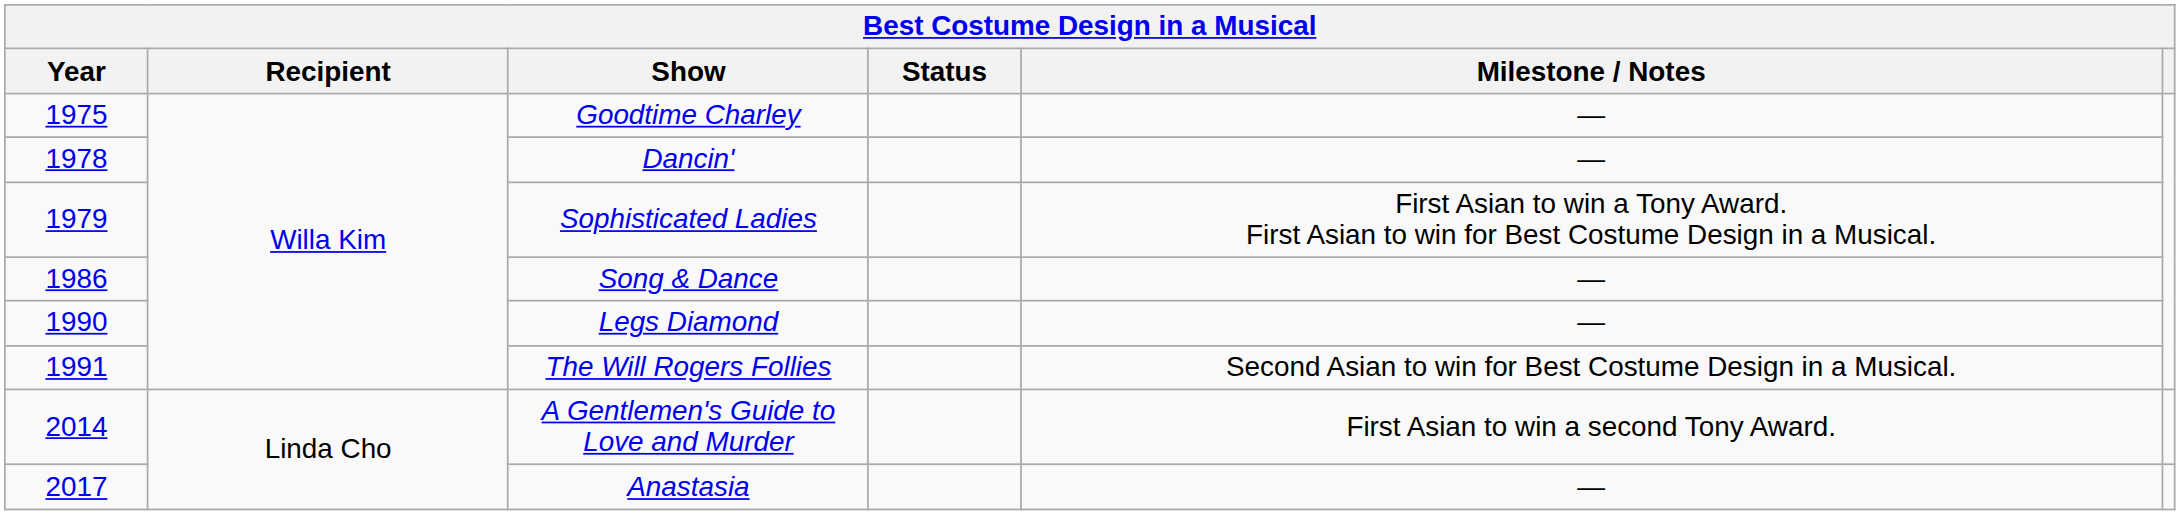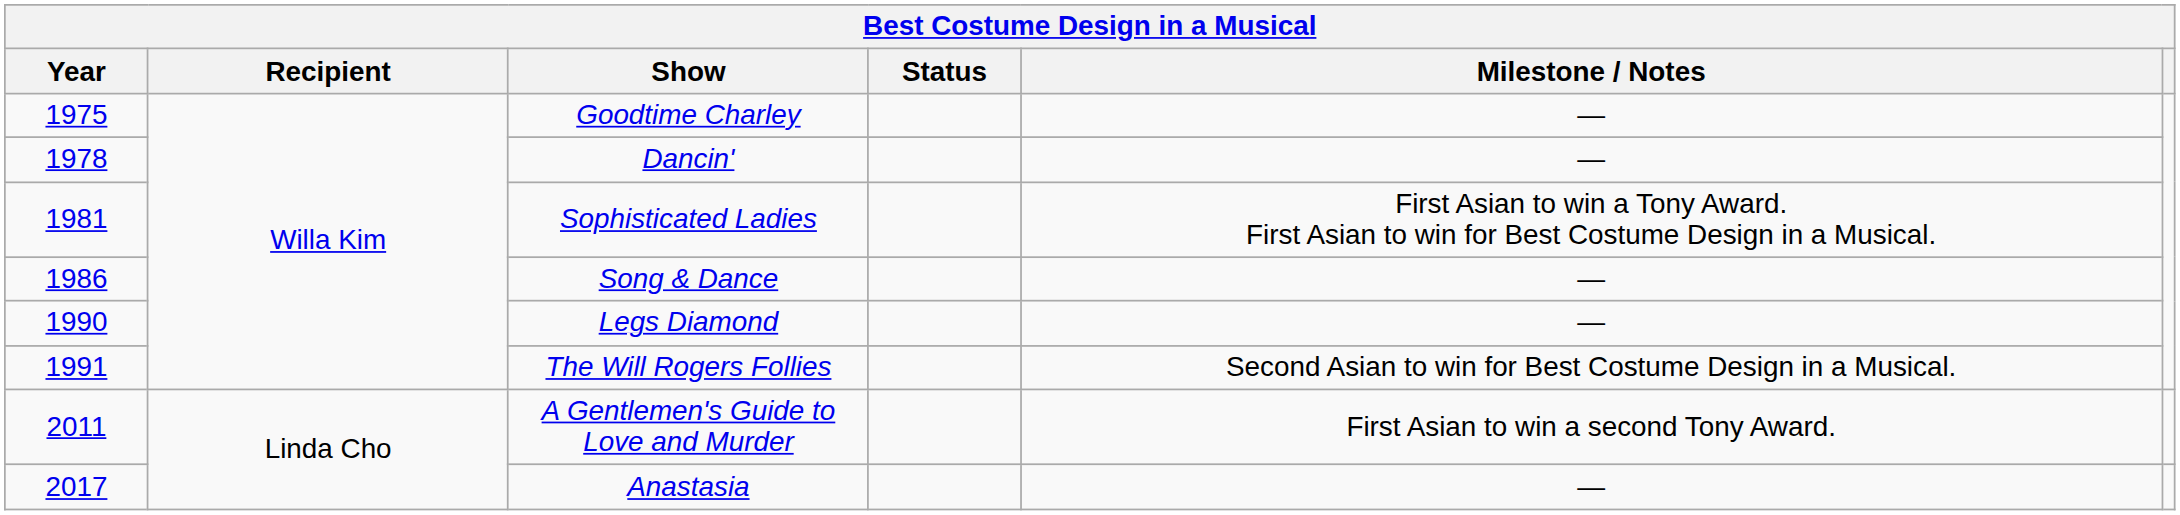(76, 218) 1979 -> (76, 218) 1981
(76, 426) 2014 -> (76, 426) 2011
